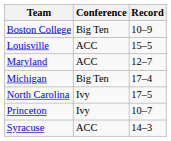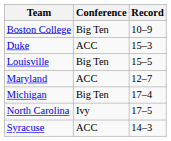+ row: (18, 45)
(87, 45) ACC -> (92, 62) Big Ten
- row: (27, 111)
